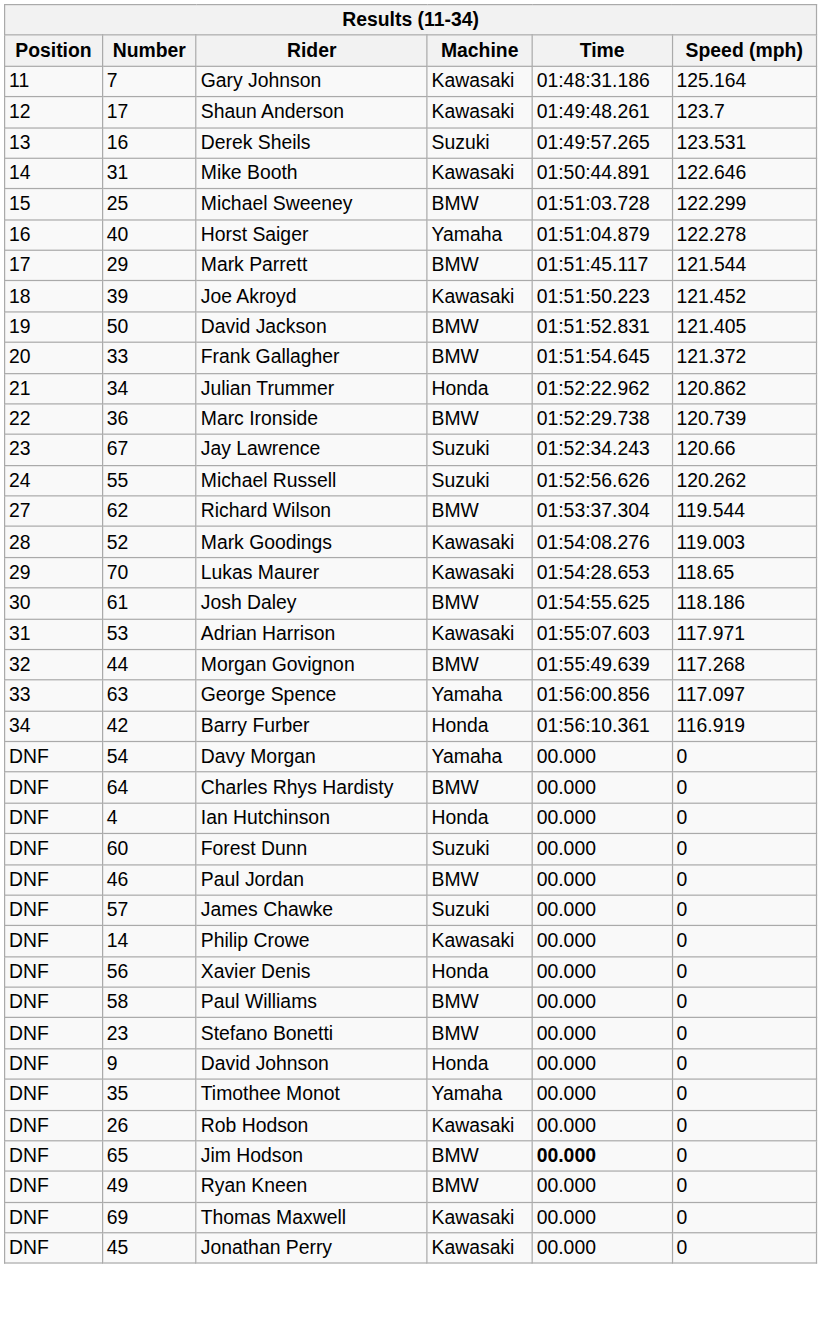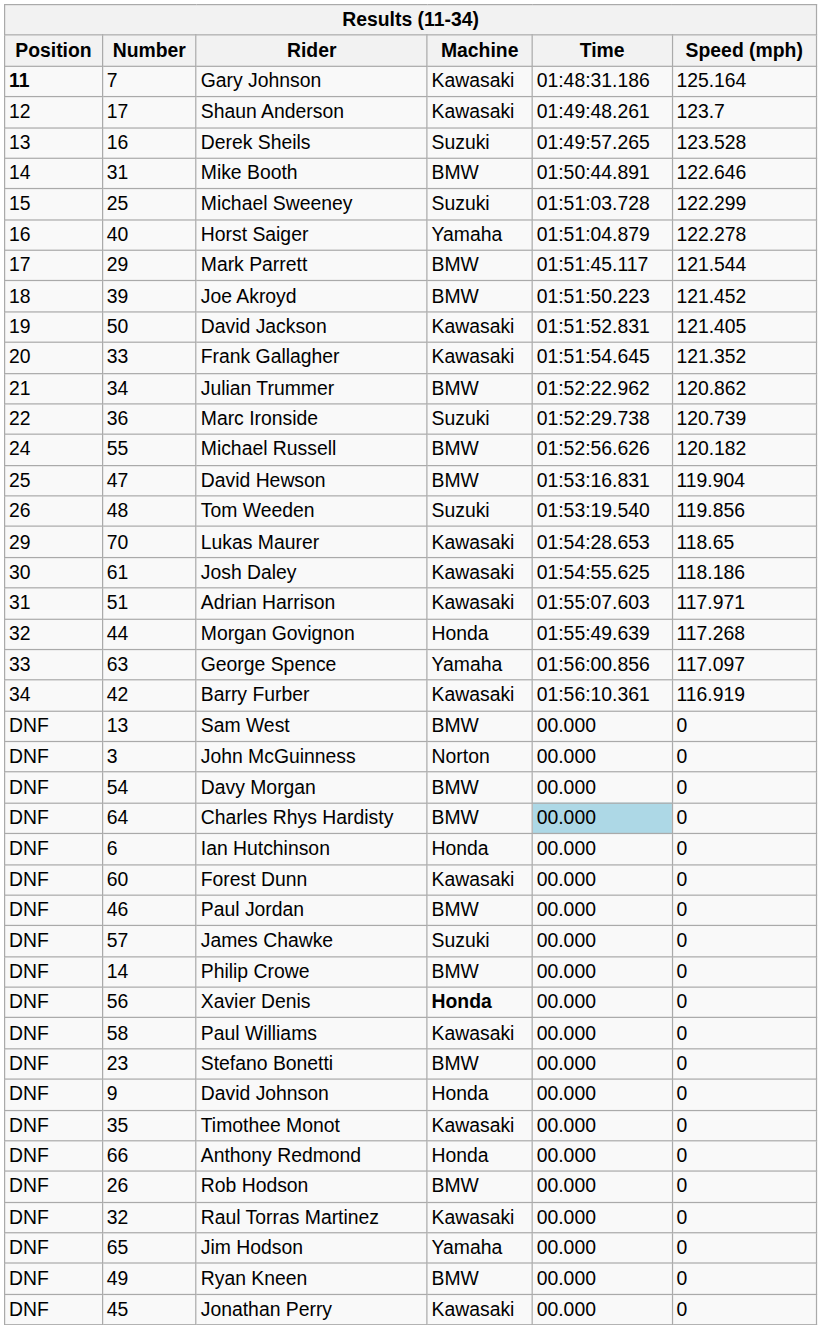(19, 81) normal -> (19, 81) bold
(711, 142) 123.531 -> (711, 142) 123.528
(473, 173) Kawasaki -> (455, 173) BMW
(455, 204) BMW -> (461, 204) Suzuki
(473, 296) Kawasaki -> (455, 296) BMW
(455, 326) BMW -> (473, 326) Kawasaki
(455, 357) BMW -> (473, 357) Kawasaki
(711, 357) 121.372 -> (711, 357) 121.352
(460, 388) Honda -> (455, 388) BMW
(455, 419) BMW -> (461, 419) Suzuki
- row: (260, 449)
(461, 480) Suzuki -> (455, 449) BMW
(711, 480) 120.262 -> (711, 449) 120.182
+ row: (263, 480)
+ row: (258, 511)
- row: (266, 511)
- row: (266, 541)
(455, 603) BMW -> (473, 572) Kawasaki
(118, 633) 53 -> (118, 603) 51
(455, 664) BMW -> (460, 633) Honda
(460, 726) Honda -> (473, 695) Kawasaki
+ row: (245, 726)
+ row: (278, 756)
(467, 756) Yamaha -> (455, 787) BMW
(566, 787) no background -> (566, 818) lightblue background
(112, 818) 4 -> (112, 848) 6
(461, 848) Suzuki -> (473, 879) Kawasaki
(473, 940) Kawasaki -> (455, 971) BMW
(460, 971) normal -> (462, 1002) bold
(455, 1002) BMW -> (473, 1033) Kawasaki
(467, 1094) Yamaha -> (473, 1125) Kawasaki
+ row: (281, 1155)
(473, 1125) Kawasaki -> (455, 1186) BMW
+ row: (290, 1217)
(455, 1155) BMW -> (467, 1248) Yamaha
(566, 1155) bold -> (566, 1248) normal
- row: (273, 1217)
